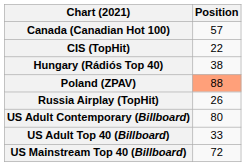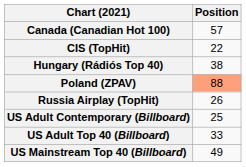(217, 118) 80 -> (217, 118) 25
(217, 153) 72 -> (217, 153) 49
